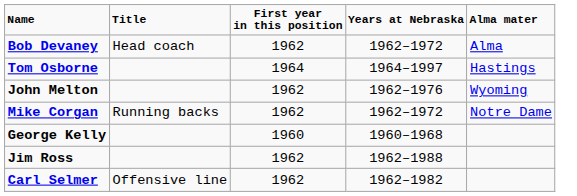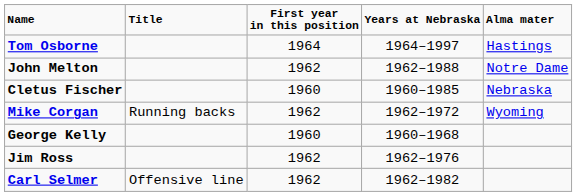- row: (53, 46)
(406, 91) 1962–1976 -> (422, 69) 1962–1988
(499, 91) Wyoming -> (527, 69) Notre Dame
+ row: (65, 91)
(511, 113) Notre Dame -> (515, 113) Wyoming
(406, 158) 1962–1988 -> (422, 158) 1962–1976
